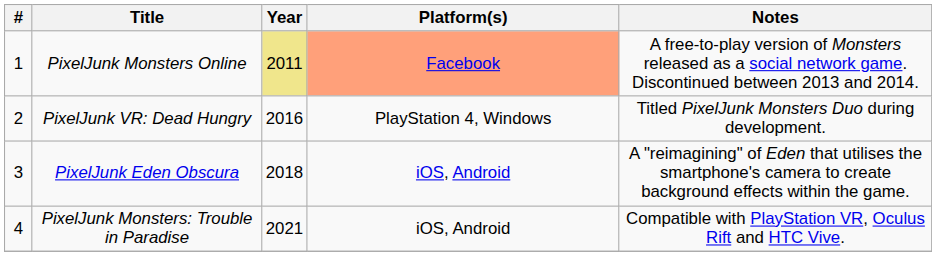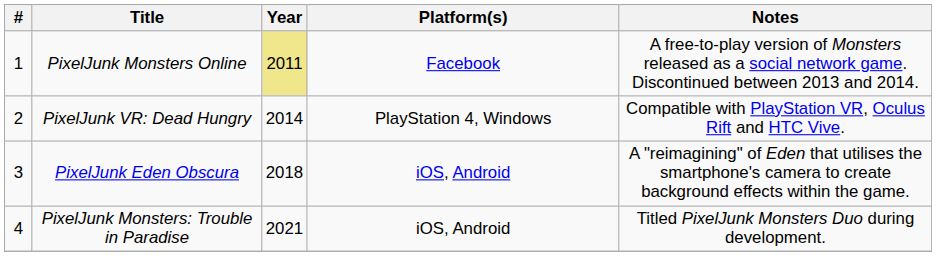(463, 63) lightsalmon background -> (463, 63) no background
(284, 118) 2016 -> (284, 118) 2014
(775, 118) Titled PixelJunk Monsters Duo during development. -> (775, 118) Compatible with PlayStation VR, Oculus Rift and HTC Vive.
(775, 228) Compatible with PlayStation VR, Oculus Rift and HTC Vive. -> (775, 228) Titled PixelJunk Monsters Duo during development.
